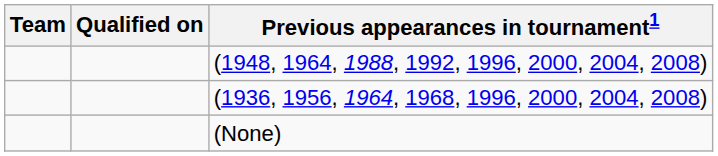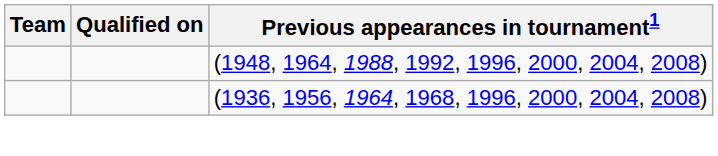- row: (248, 133)
